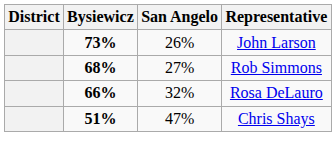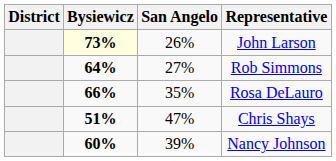(100, 42) no background -> (100, 42) lightyellow background
(100, 67) 68% -> (100, 67) 64%
(180, 93) 32% -> (180, 93) 35%
+ row: (276, 144)
